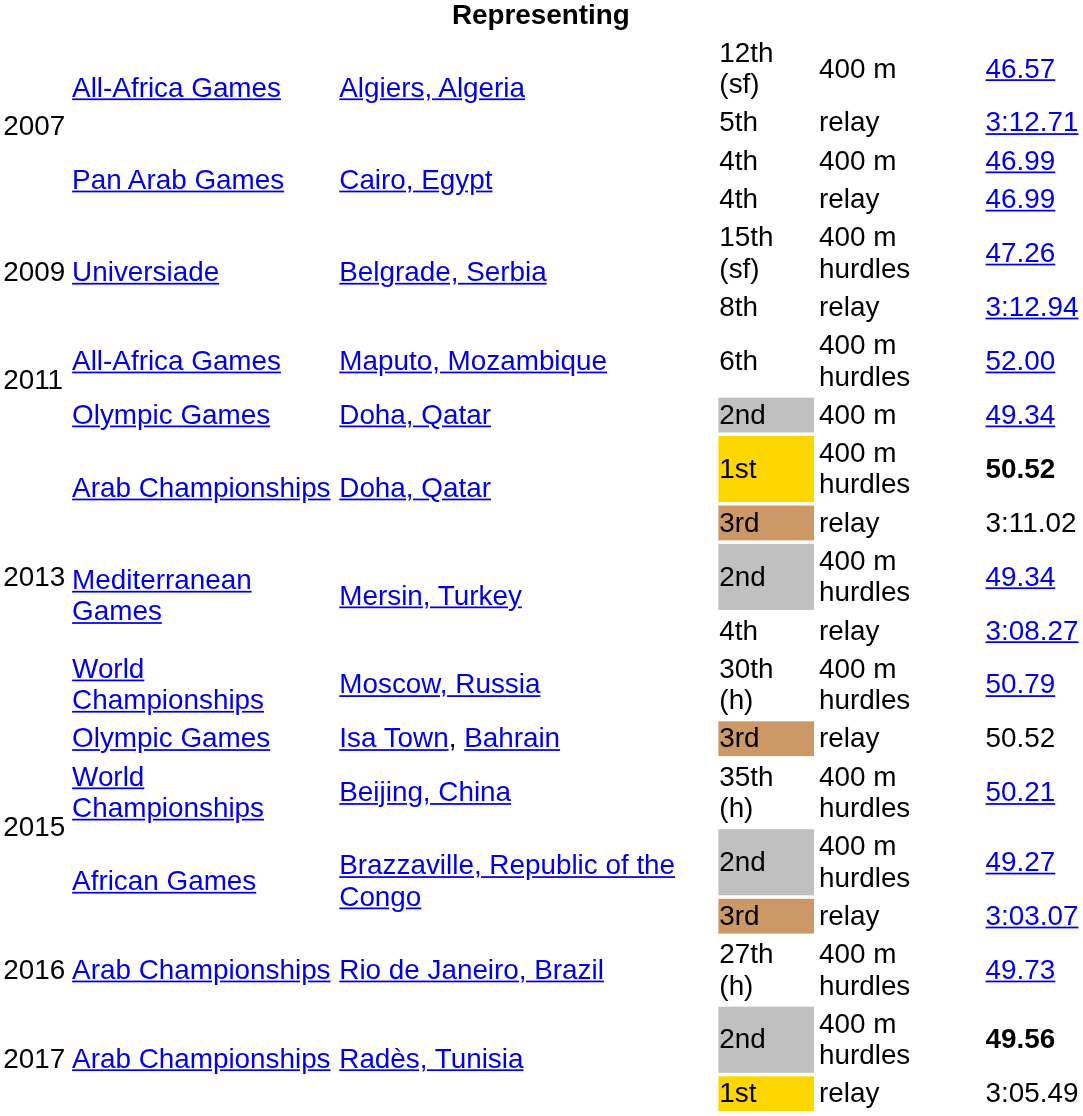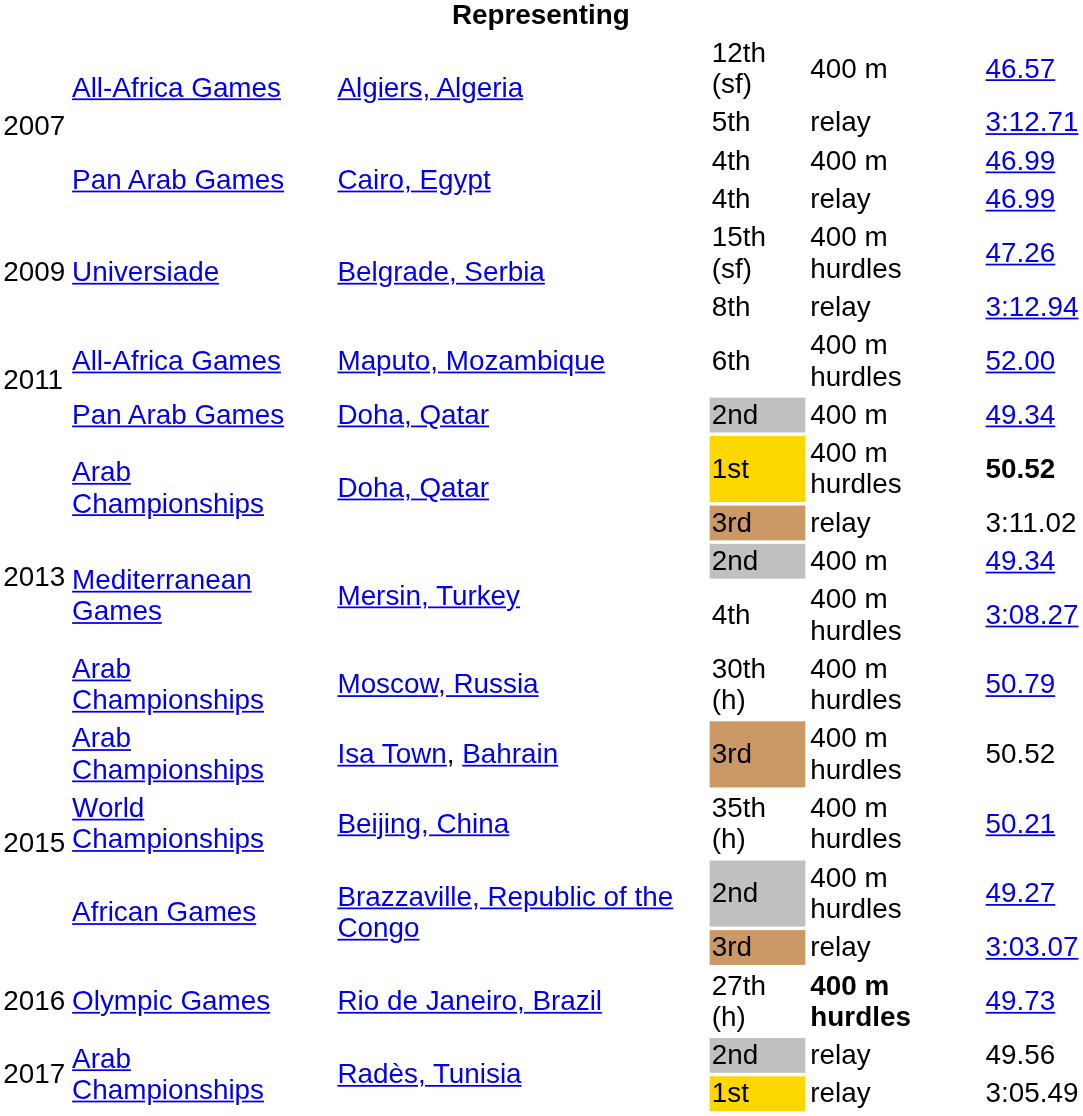(171, 414) Olympic Games -> (178, 414) Pan Arab Games
(865, 576) 400 m hurdles -> (849, 560) 400 m
(849, 630) relay -> (856, 614) 400 m hurdles
(168, 684) World Championships -> (168, 684) Arab Championships
(171, 738) Olympic Games -> (168, 754) Arab Championships
(849, 738) relay -> (856, 754) 400 m hurdles
(201, 969) Arab Championships -> (171, 1001) Olympic Games
(865, 969) normal -> (861, 1001) bold
(865, 1039) 400 m hurdles -> (841, 1055) relay
(1020, 1039) bold -> (1020, 1055) normal
